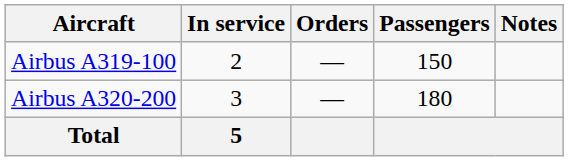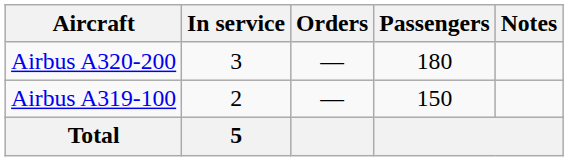rows swapped: (94, 60) <-> (94, 98)
